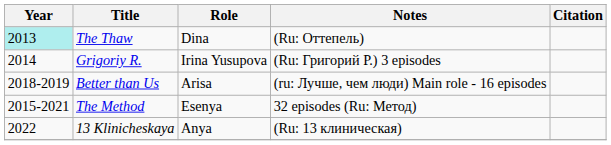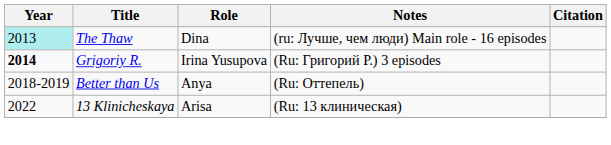(319, 38) (Ru: Оттепель) -> (410, 38) (ru: Лучше, чем люди) Main role - 16 episodes
(22, 60) normal -> (22, 60) bold
(196, 83) Arisa -> (196, 83) Anya
(410, 83) (ru: Лучше, чем люди) Main role - 16 episodes -> (319, 83) (Ru: Оттепель)
- row: (110, 106)
(196, 128) Anya -> (196, 106) Arisa
